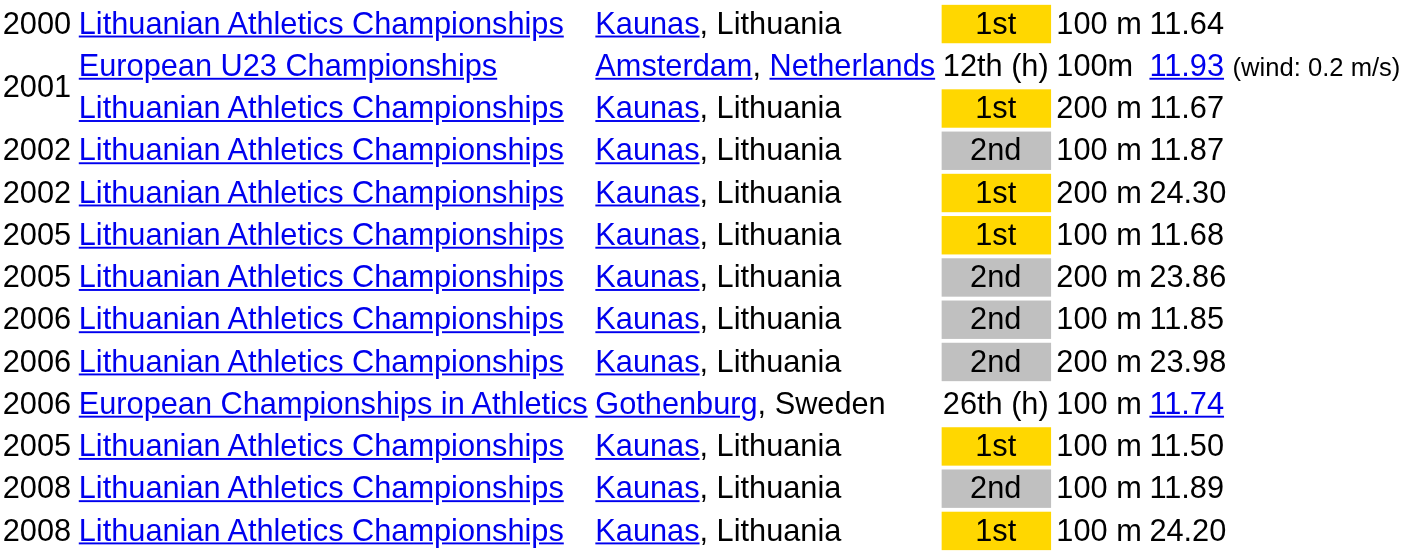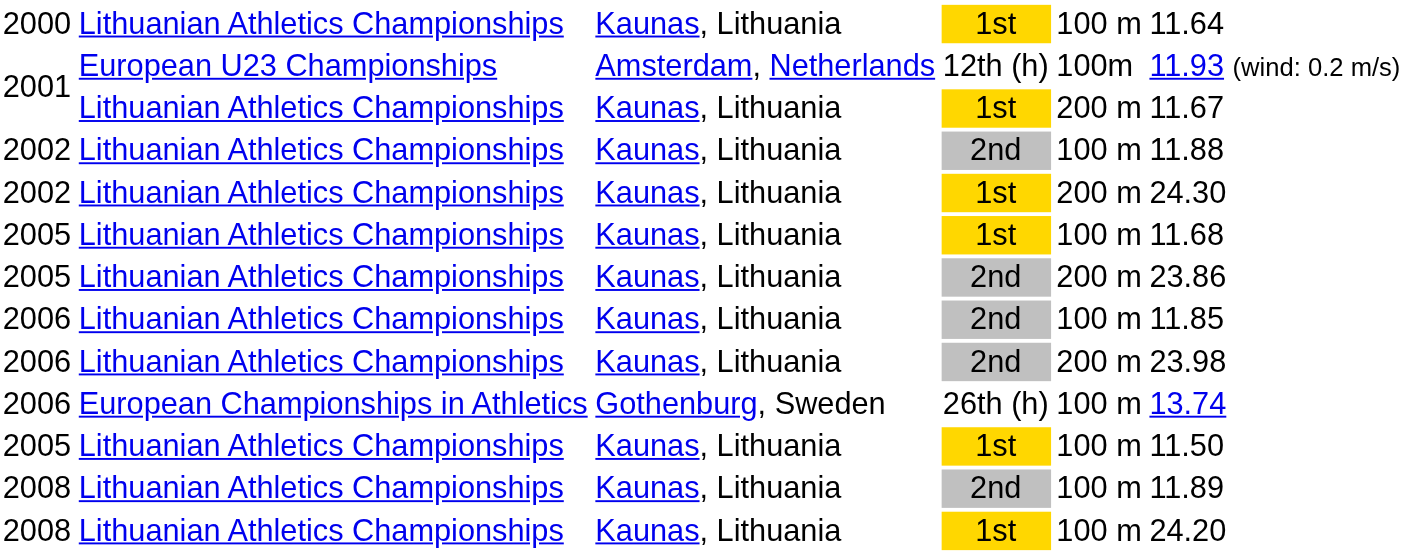(1187, 150) 11.87 -> (1187, 150) 11.88
(1187, 403) 11.74 -> (1188, 403) 13.74
